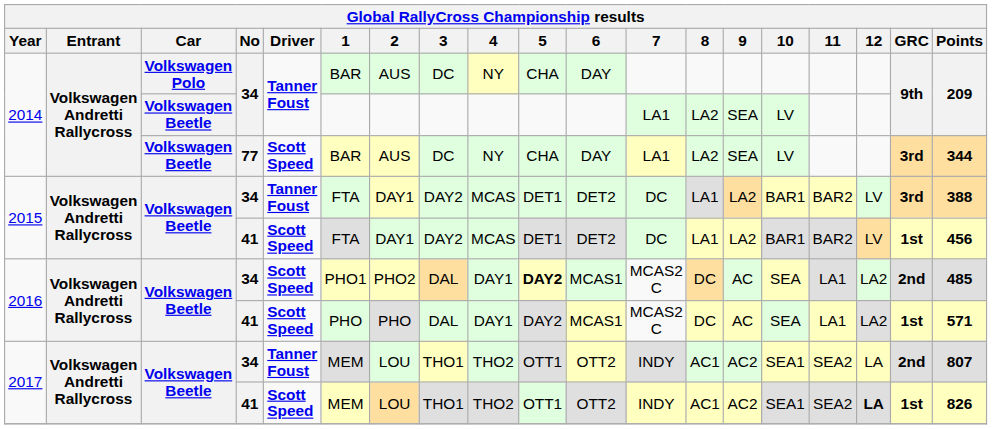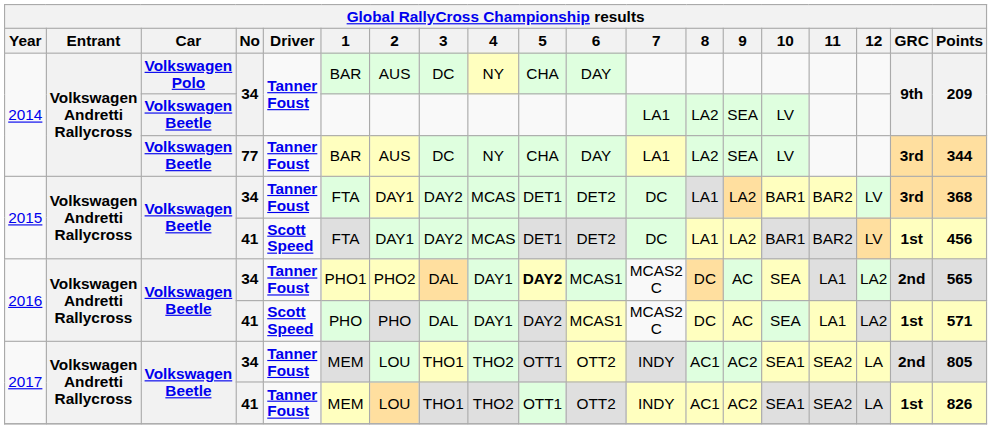(290, 156) Scott Speed -> (292, 156) Tanner Foust
(960, 197) 388 -> (960, 197) 368
(290, 279) Scott Speed -> (292, 279) Tanner Foust
(960, 279) 485 -> (960, 279) 565
(960, 361) 807 -> (960, 361) 805
(290, 403) Scott Speed -> (292, 403) Tanner Foust
(874, 403) bold -> (874, 403) normal
